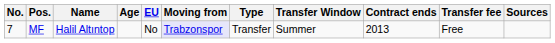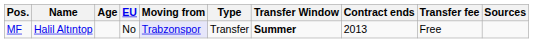- column: (15, 12)
(296, 29) normal -> (275, 29) bold
